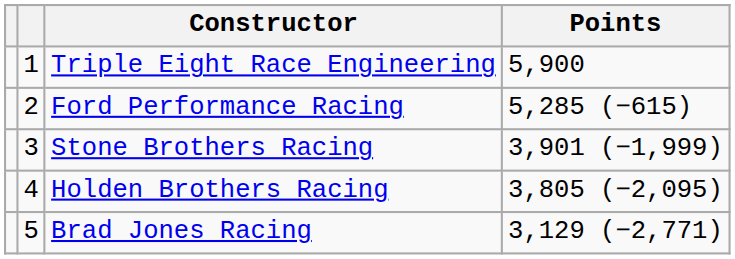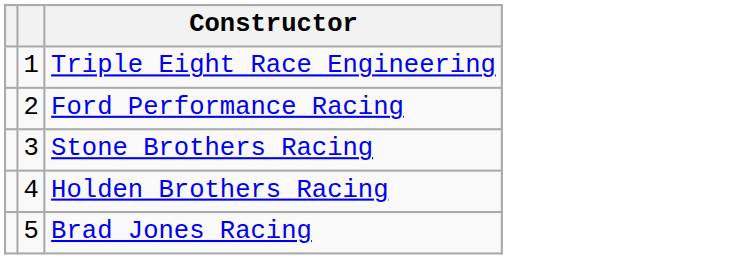- column: (615, 26)
